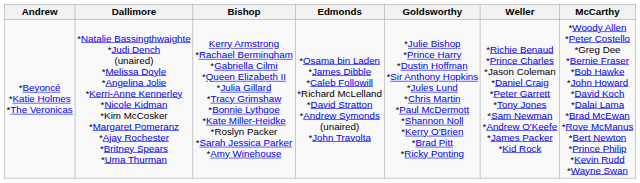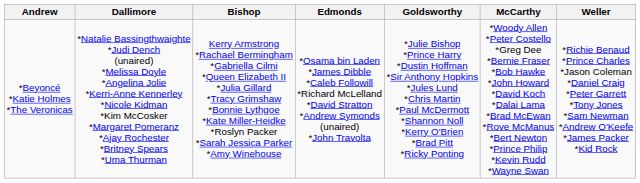columns swapped: (597, 12) <-> (520, 12)
